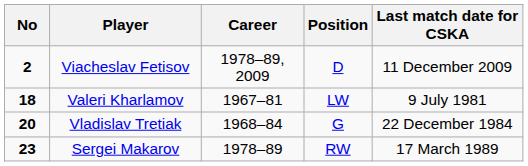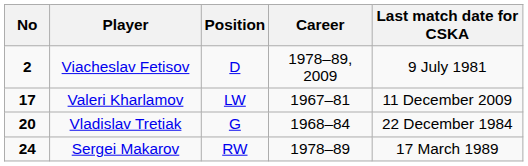columns swapped: (338, 25) <-> (253, 25)
(447, 66) 11 December 2009 -> (447, 66) 9 July 1981
(27, 99) 18 -> (27, 99) 17
(447, 99) 9 July 1981 -> (447, 99) 11 December 2009
(27, 148) 23 -> (27, 148) 24
